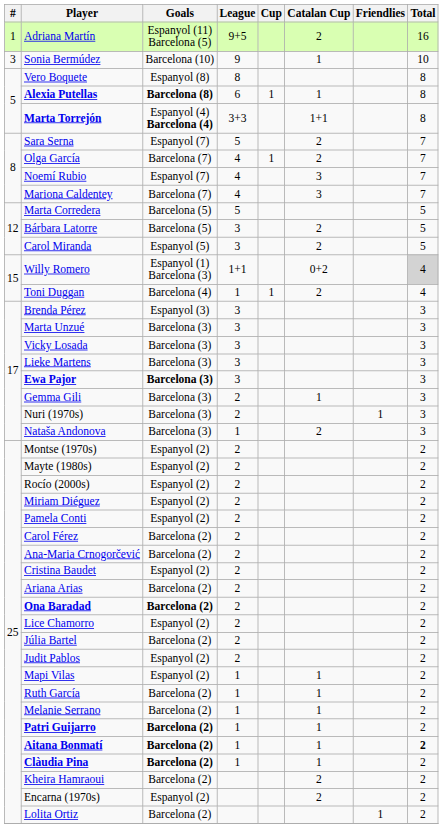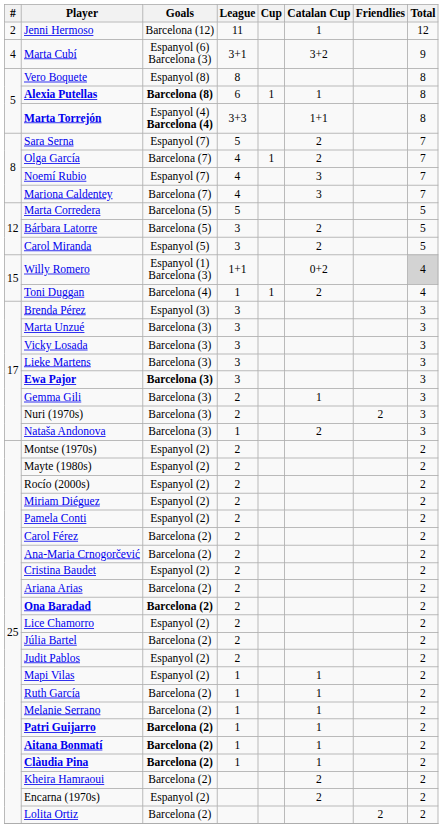- row: (60, 36)
+ row: (59, 30)
- row: (62, 60)
+ row: (50, 54)
(380, 414) 1 -> (380, 414) 2
(423, 745) bold -> (423, 745) normal
(380, 815) 1 -> (380, 815) 2
